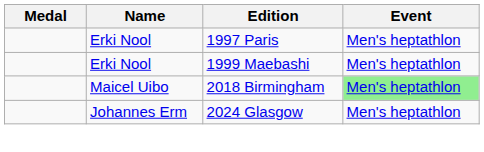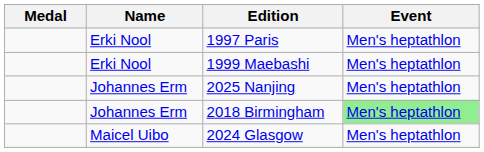+ row: (251, 87)
(129, 87) Maicel Uibo -> (139, 111) Johannes Erm
(139, 111) Johannes Erm -> (129, 135) Maicel Uibo
